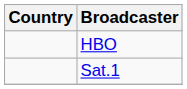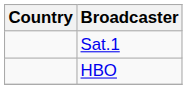rows swapped: (100, 71) <-> (99, 44)
